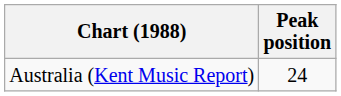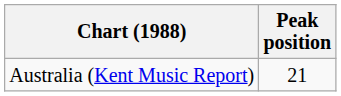(297, 74) 24 -> (297, 74) 21
